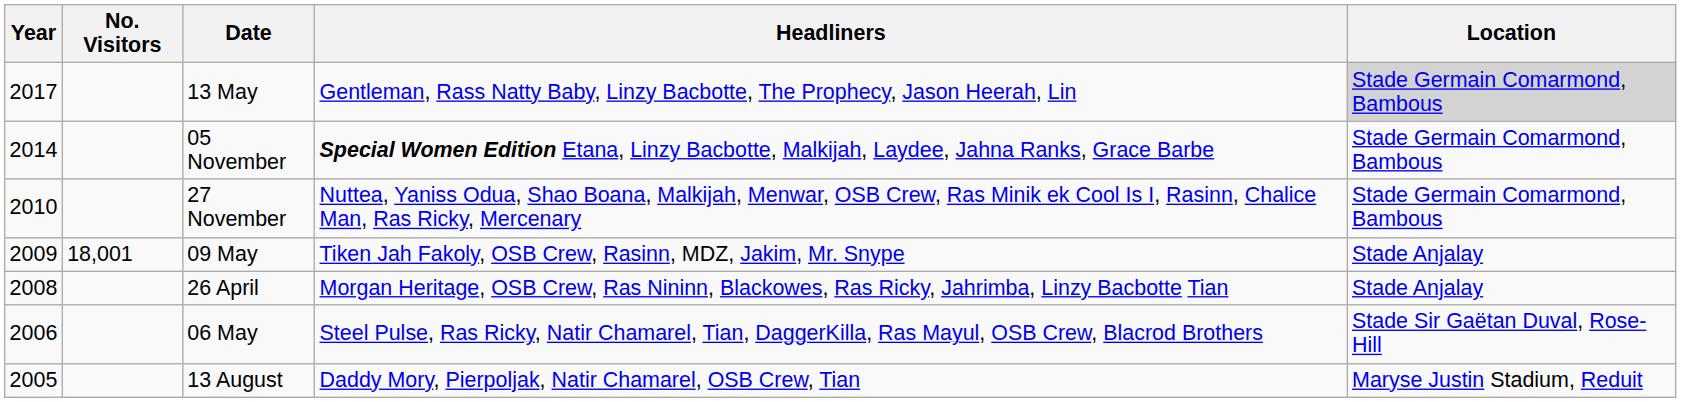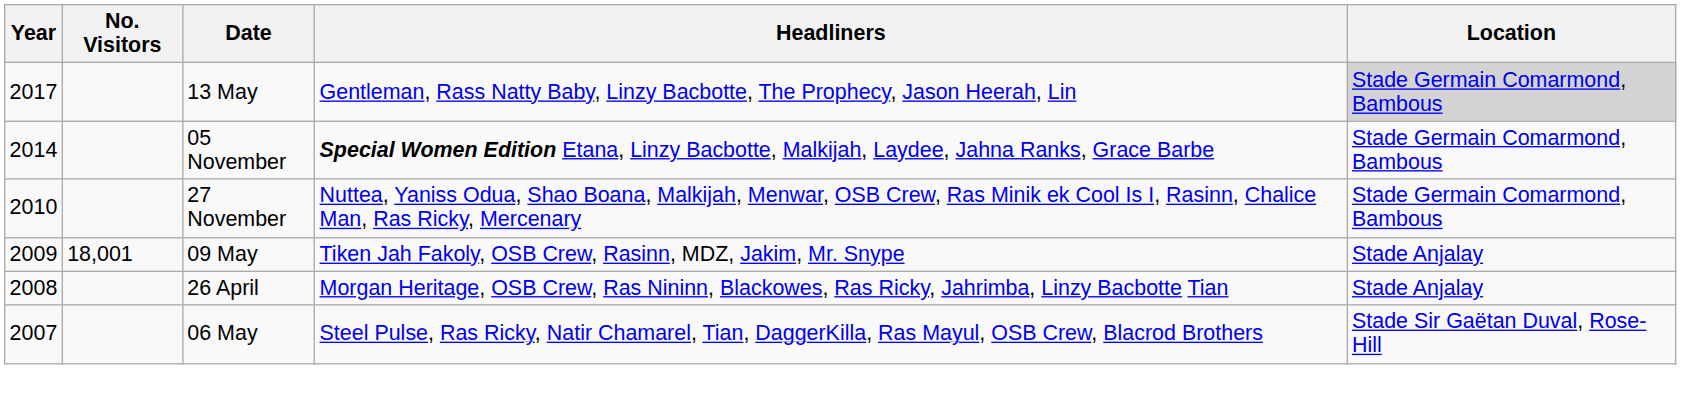(33, 334) 2006 -> (33, 334) 2007
- row: (235, 380)
